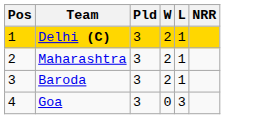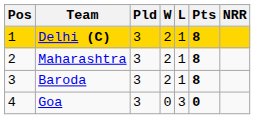+ column: (204, 15)
